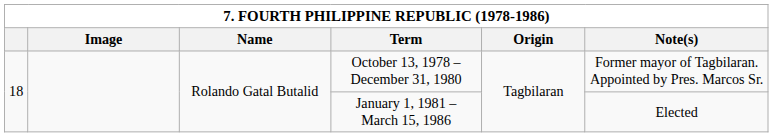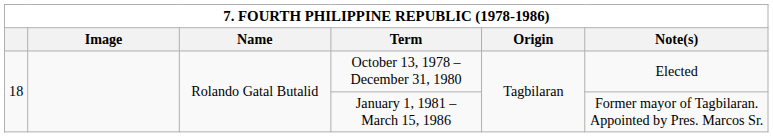(677, 71) Former mayor of Tagbilaran. Appointed by Pres. Marcos Sr. -> (677, 71) Elected
(677, 111) Elected -> (677, 111) Former mayor of Tagbilaran. Appointed by Pres. Marcos Sr.
